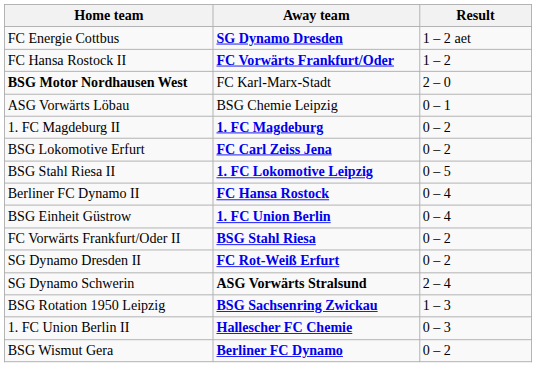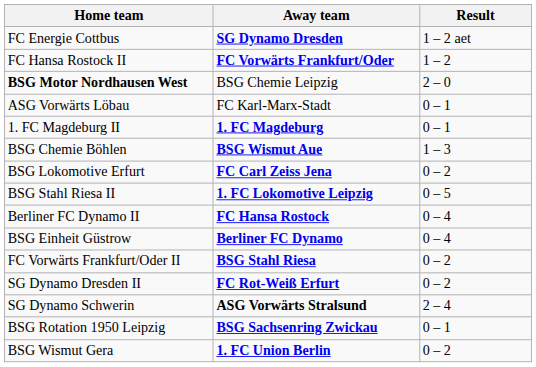(274, 82) FC Karl-Marx-Stadt -> (277, 82) BSG Chemie Leipzig
(277, 104) BSG Chemie Leipzig -> (274, 104) FC Karl-Marx-Stadt
(437, 127) 0 – 2 -> (437, 127) 0 – 1
+ row: (67, 149)
(274, 216) 1. FC Union Berlin -> (280, 238) Berliner FC Dynamo
(437, 305) 1 – 3 -> (437, 328) 0 – 1
- row: (69, 328)
(280, 350) Berliner FC Dynamo -> (274, 350) 1. FC Union Berlin
